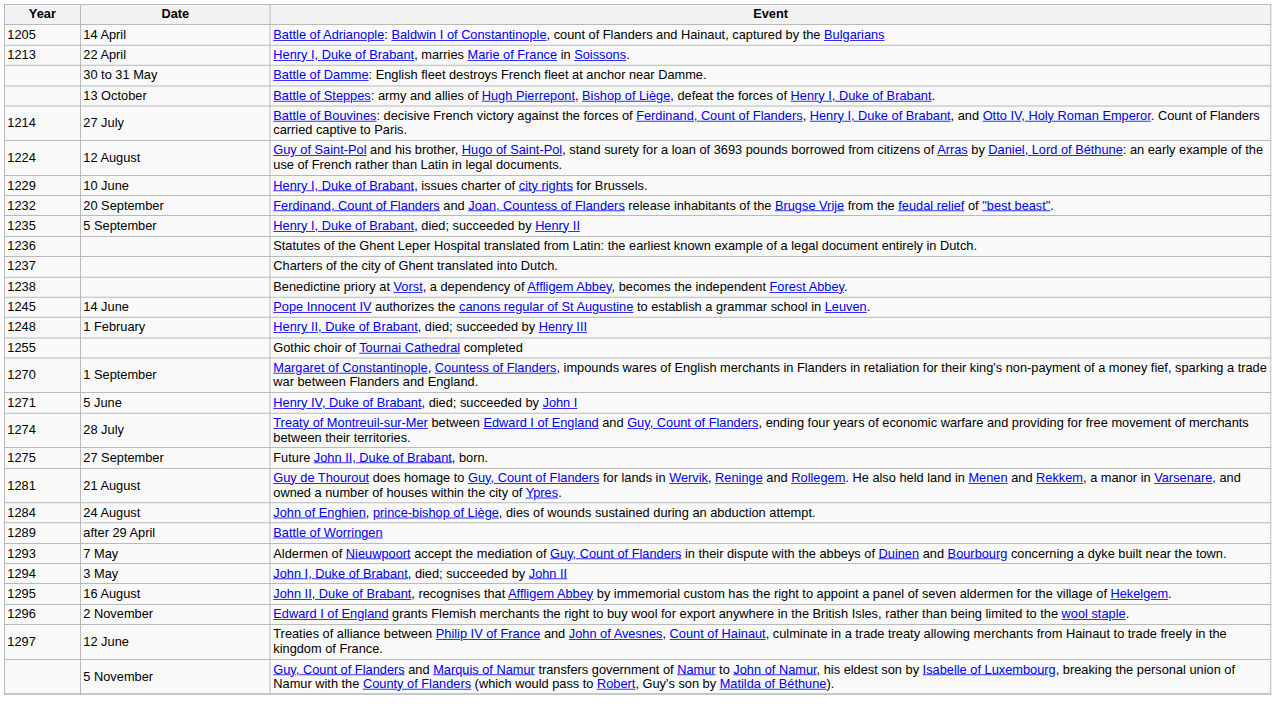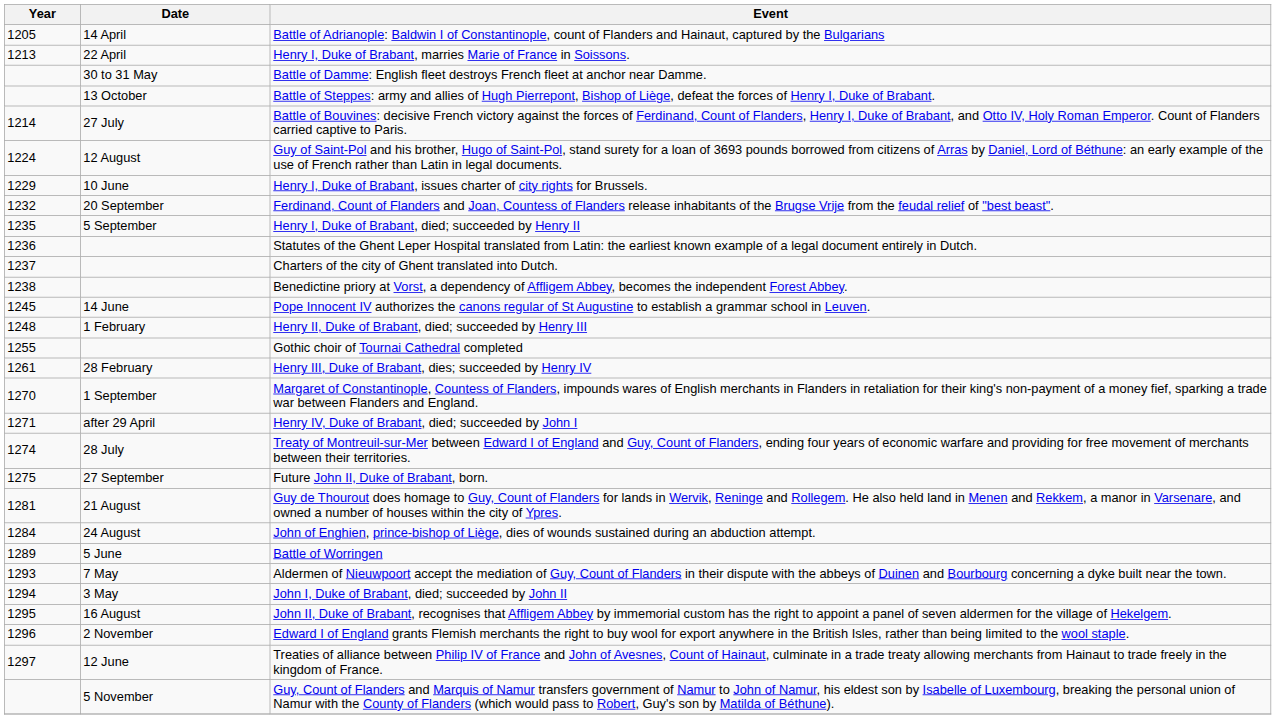+ row: (432, 368)
(103, 402) 5 June -> (119, 423) after 29 April
(119, 533) after 29 April -> (103, 553) 5 June
